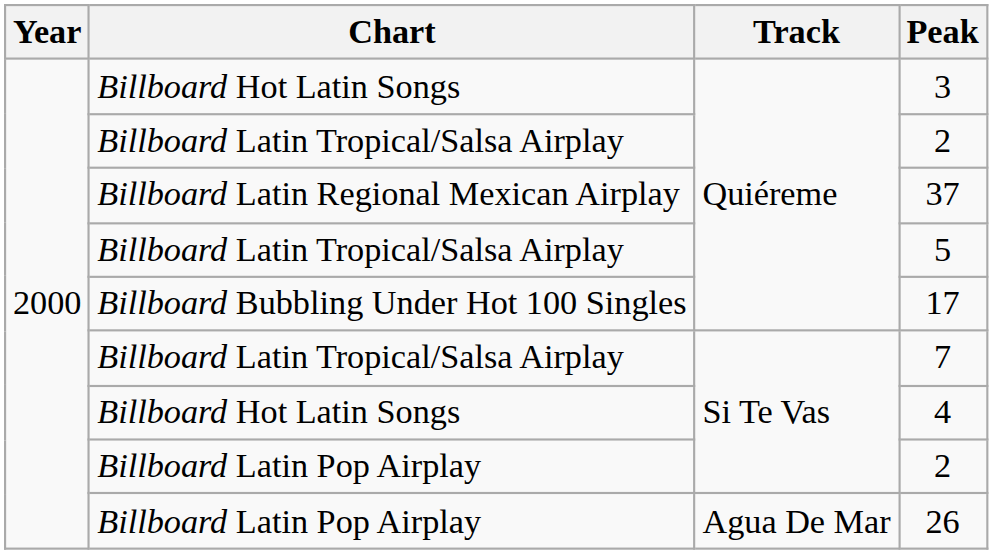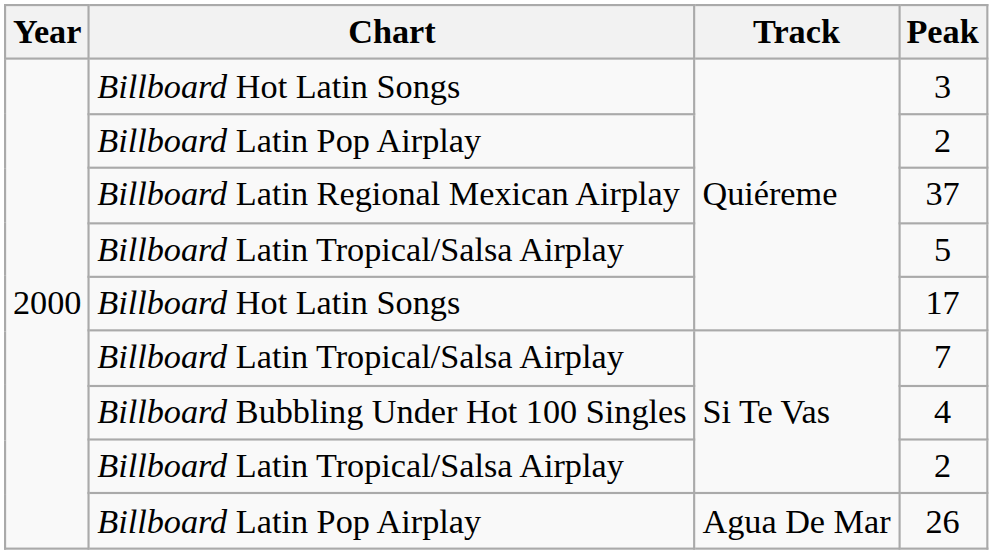(361, 140) Billboard Latin Tropical/Salsa Airplay -> (289, 140) Billboard Latin Pop Airplay
(392, 303) Billboard Bubbling Under Hot 100 Singles -> (279, 303) Billboard Hot Latin Songs
(279, 411) Billboard Hot Latin Songs -> (392, 411) Billboard Bubbling Under Hot 100 Singles
(289, 466) Billboard Latin Pop Airplay -> (361, 466) Billboard Latin Tropical/Salsa Airplay
